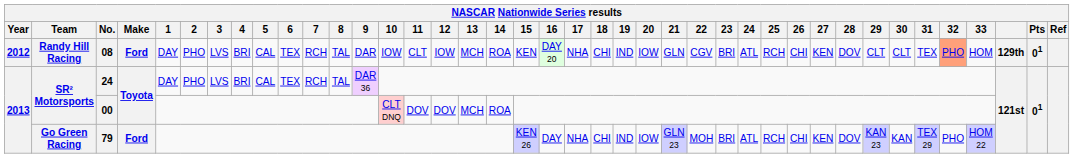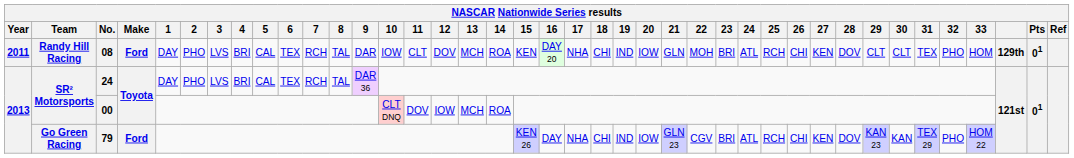(18, 52) 2012 -> (18, 52) 2011
(445, 52) IOW -> (445, 52) DOV
(701, 52) CGV -> (701, 52) MOH
(953, 52) lightsalmon background -> (953, 52) no background
(445, 110) DOV -> (445, 110) IOW
(701, 139) MOH -> (701, 139) CGV
